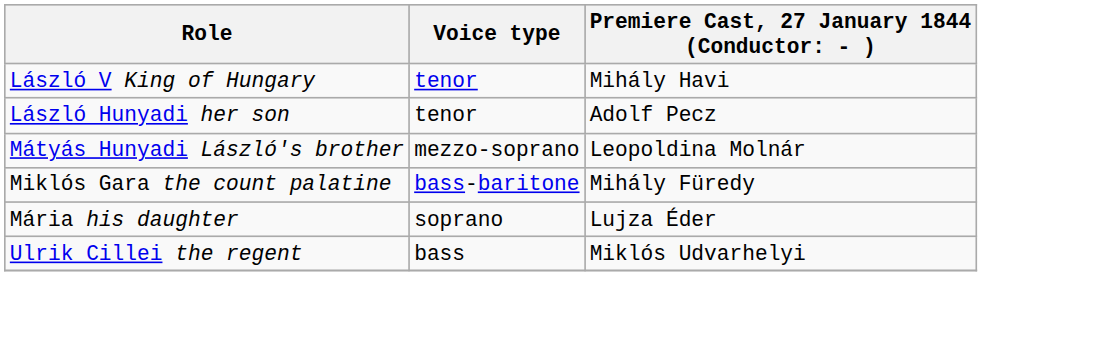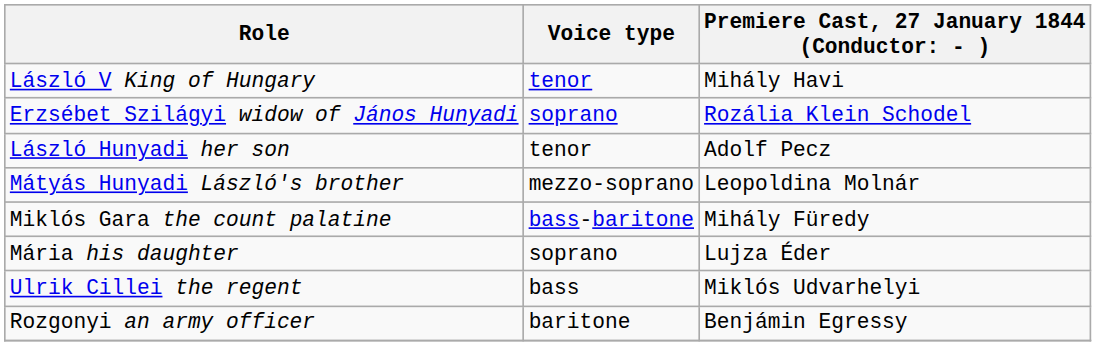+ row: (264, 116)
+ row: (162, 323)
